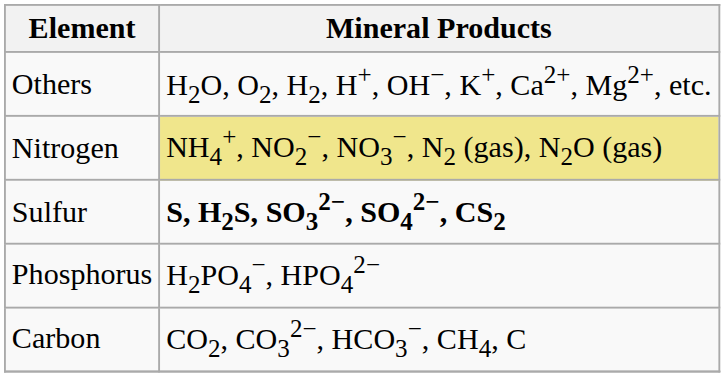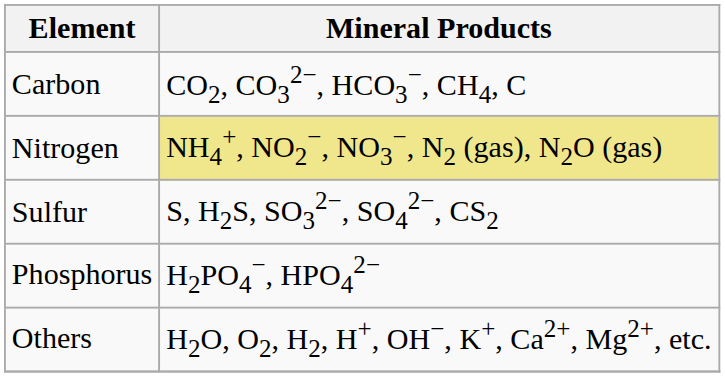rows swapped: (56, 338) <-> (52, 84)
(336, 211) bold -> (332, 211) normal
